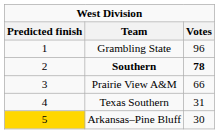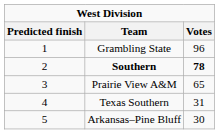(199, 84) 66 -> (199, 84) 65
(45, 119) gold background -> (45, 119) no background
